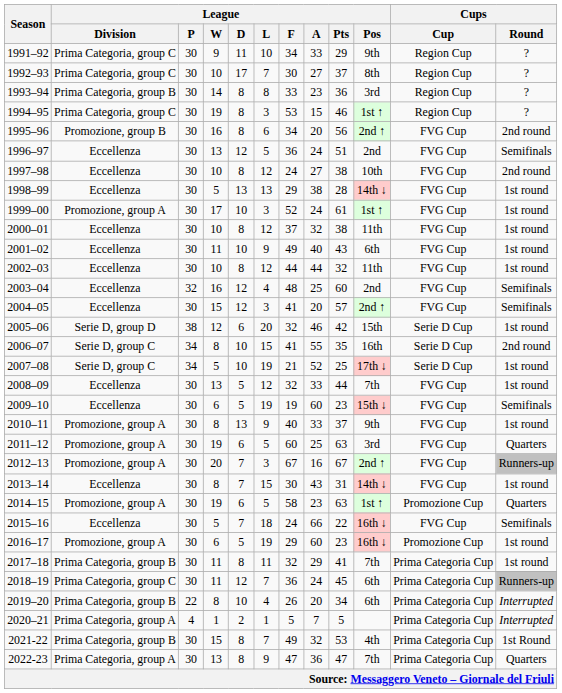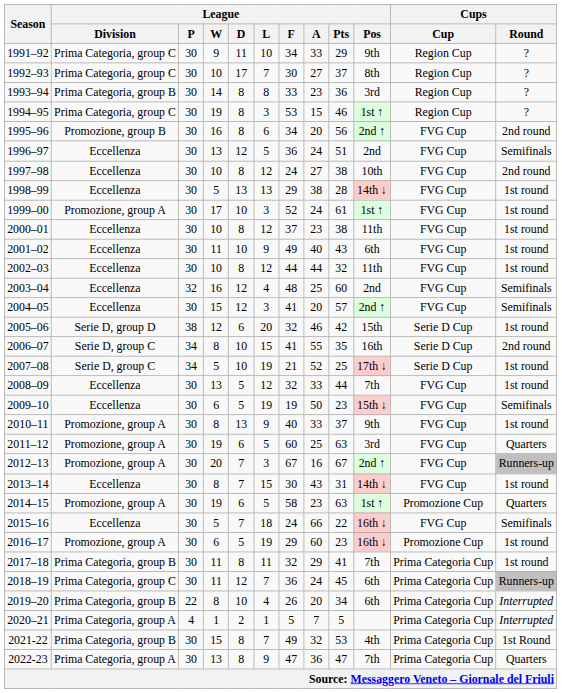(316, 229) 32 -> (316, 229) 23
(316, 405) 60 -> (316, 405) 50
